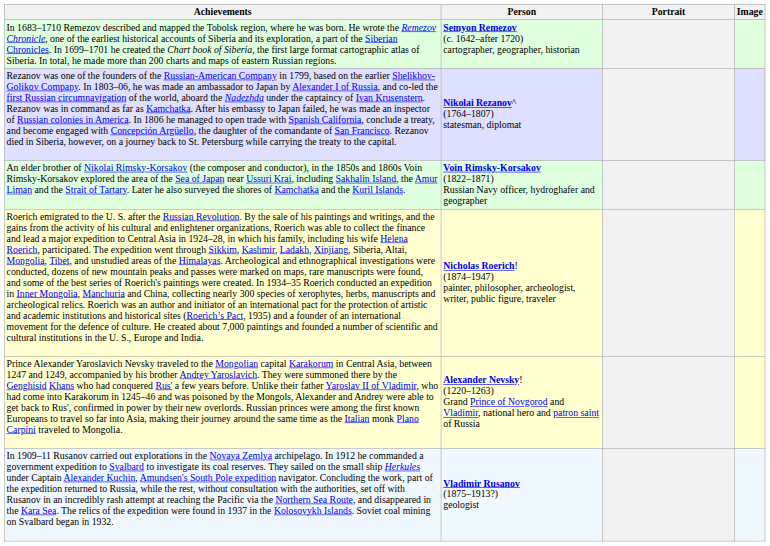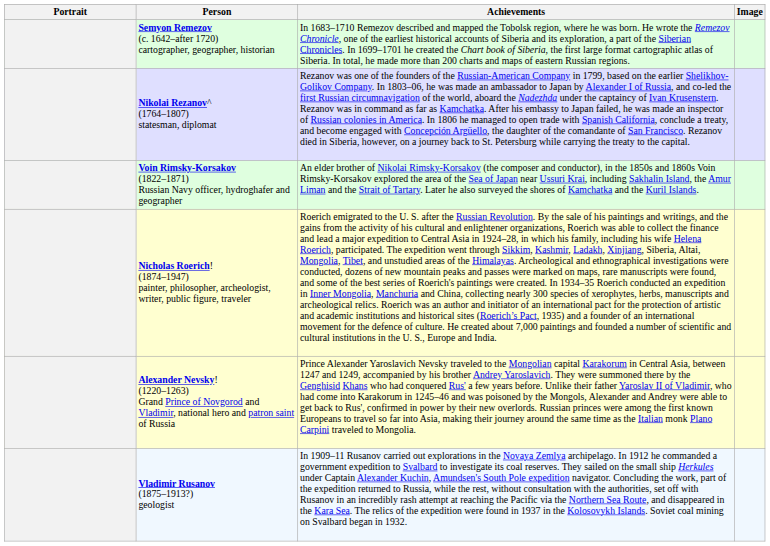columns swapped: (669, 12) <-> (223, 12)
